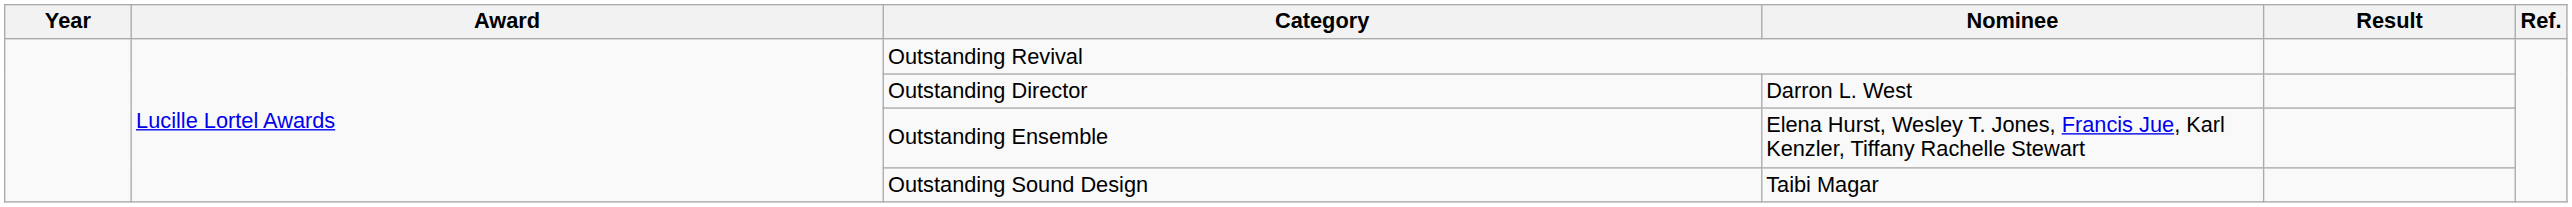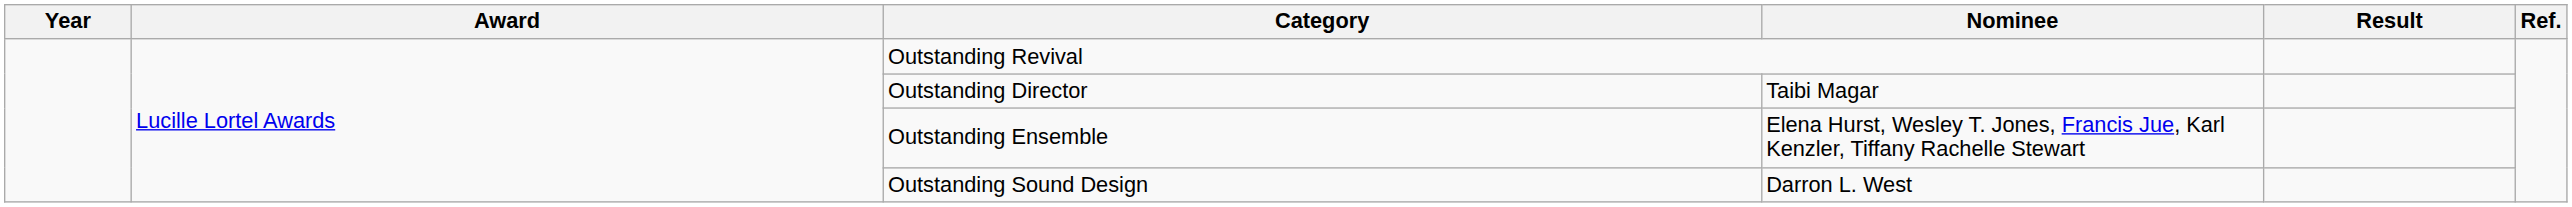(1839, 90) Darron L. West -> (1822, 90) Taibi Magar
(1822, 184) Taibi Magar -> (1839, 184) Darron L. West
